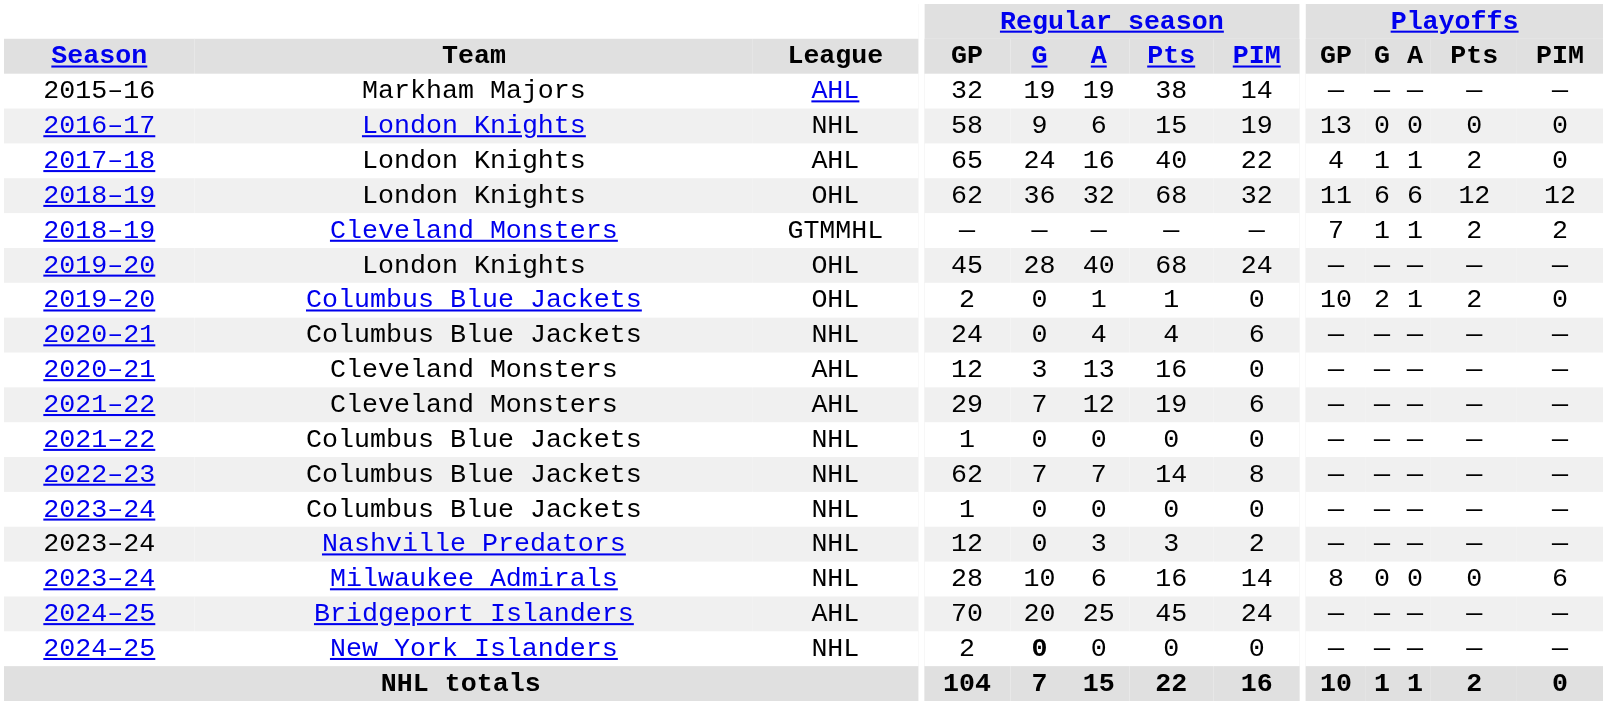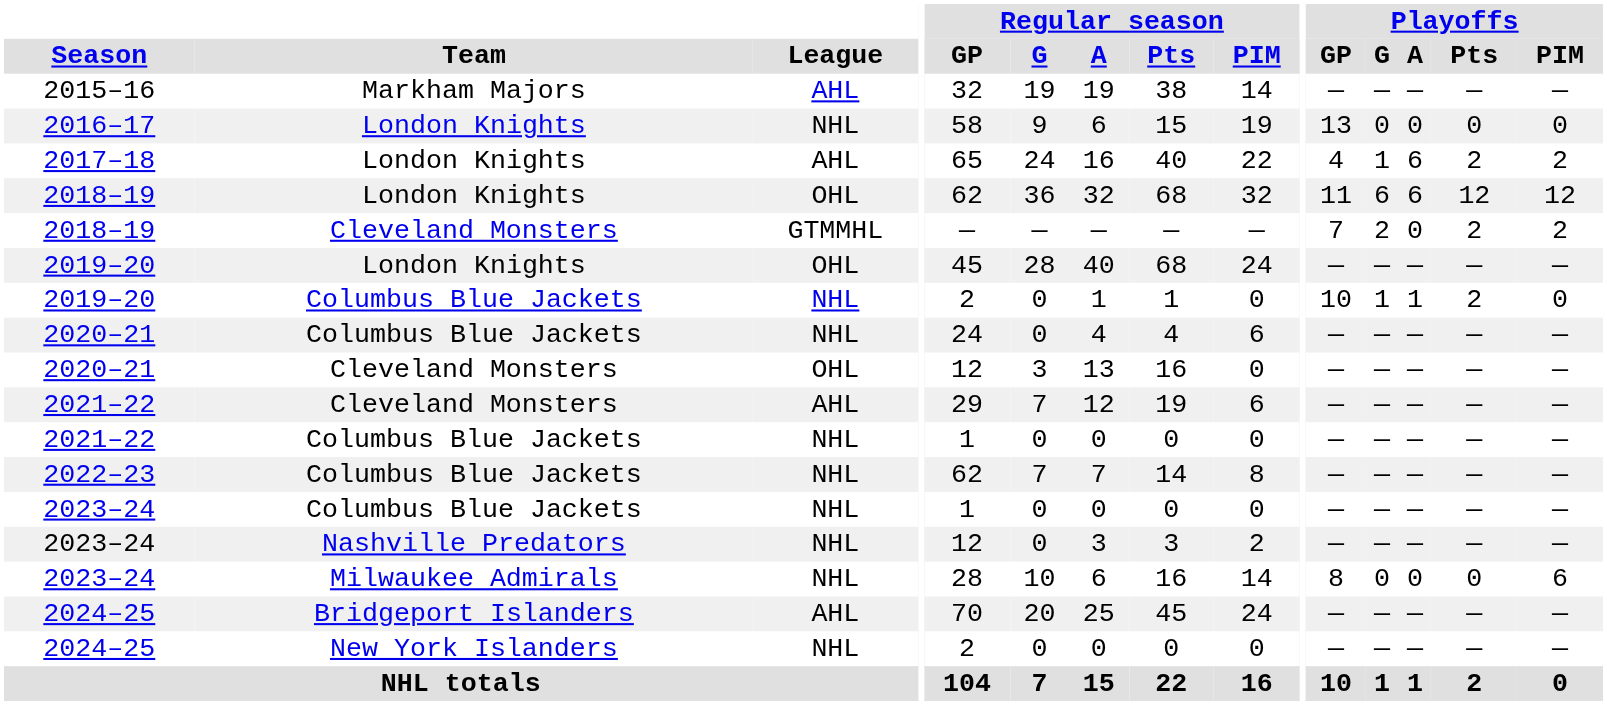(1415, 161) 1 -> (1415, 161) 6
(1560, 161) 0 -> (1560, 161) 2
(1382, 231) 1 -> (1382, 231) 2
(1415, 231) 1 -> (1415, 231) 0
(835, 300) OHL -> (835, 300) NHL
(1382, 300) 2 -> (1382, 300) 1
(835, 370) AHL -> (835, 370) OHL
(1039, 649) bold -> (1039, 649) normal
